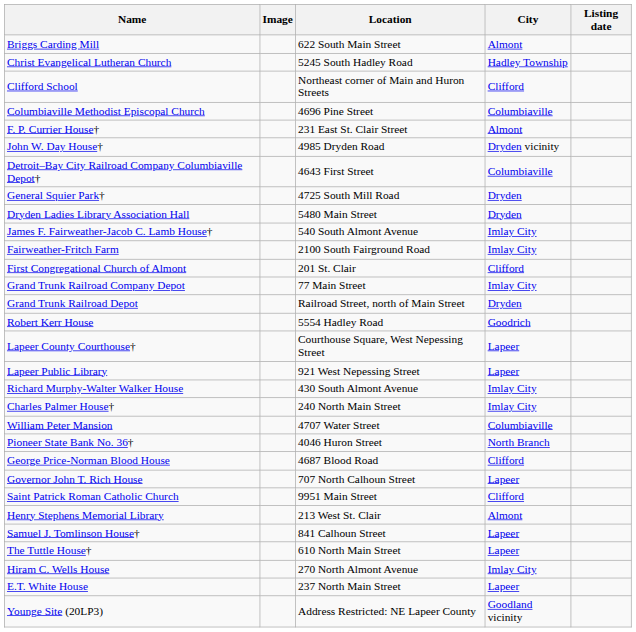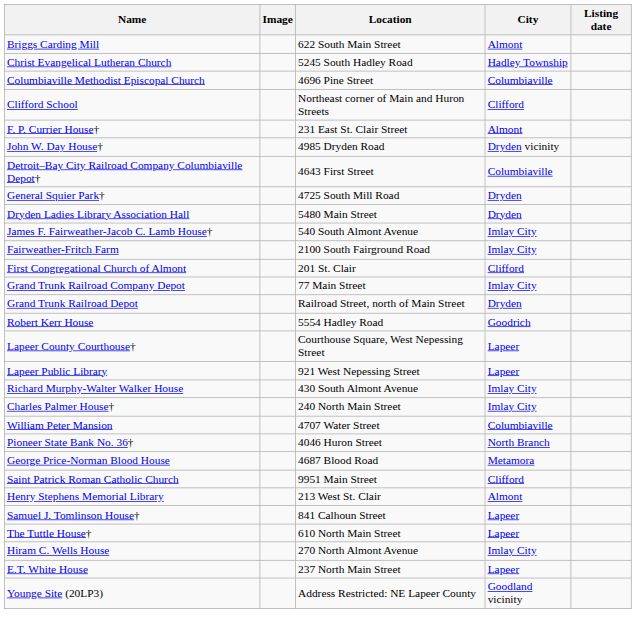rows swapped: (42, 86) <-> (106, 111)
(506, 460) Clifford -> (511, 460) Metamora
- row: (75, 479)
